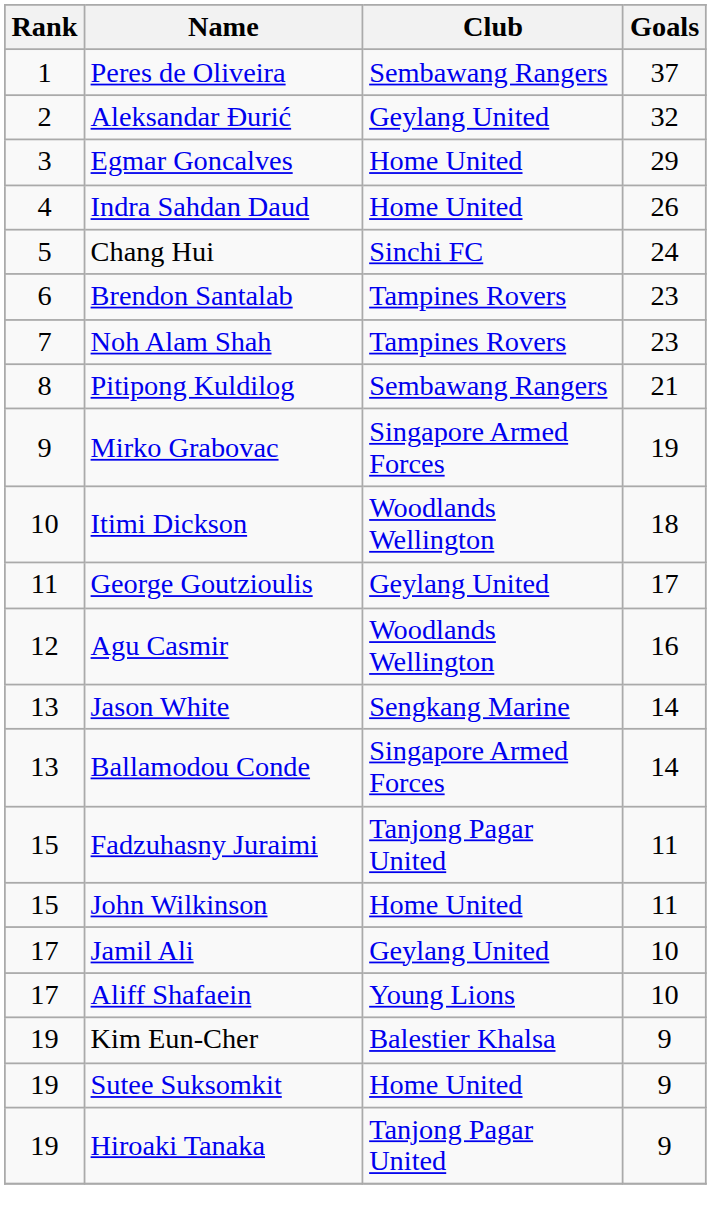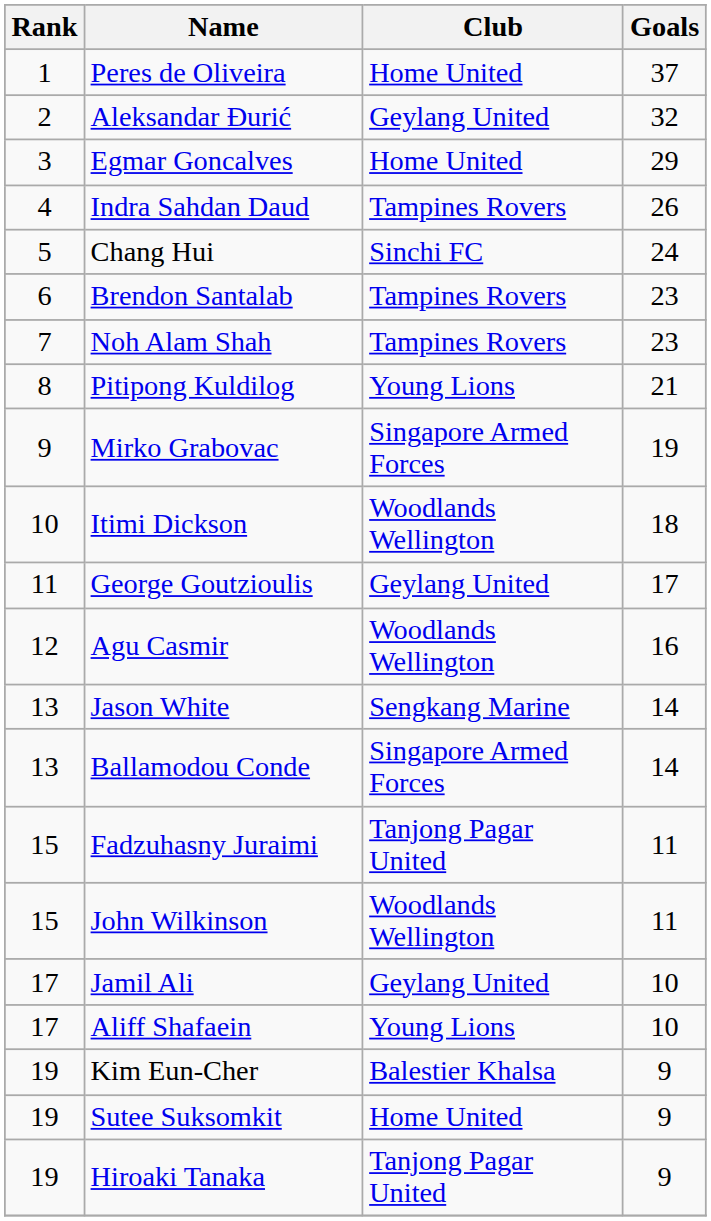(488, 71) Sembawang Rangers -> (446, 71) Home United
(446, 206) Home United -> (468, 206) Tampines Rovers
(488, 386) Sembawang Rangers -> (442, 386) Young Lions
(446, 904) Home United -> (433, 920) Woodlands Wellington
